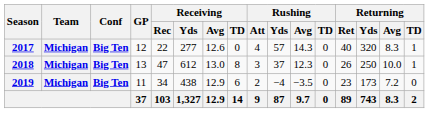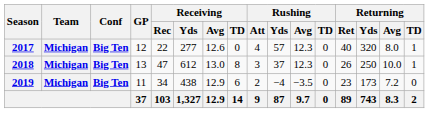(303, 47) 14.3 -> (303, 47) 12.3
(392, 47) 8.3 -> (392, 47) 8.0
